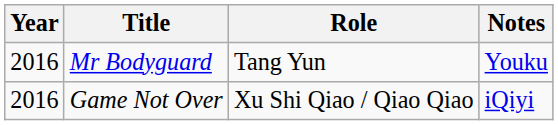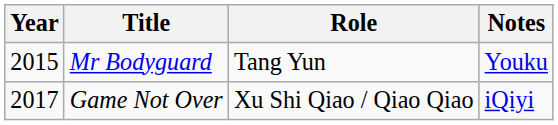(34, 61) 2016 -> (34, 61) 2015
(34, 100) 2016 -> (34, 100) 2017
